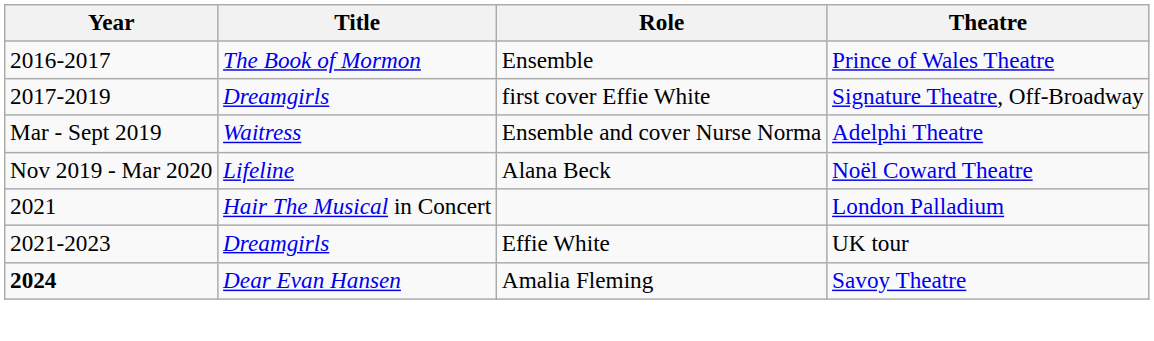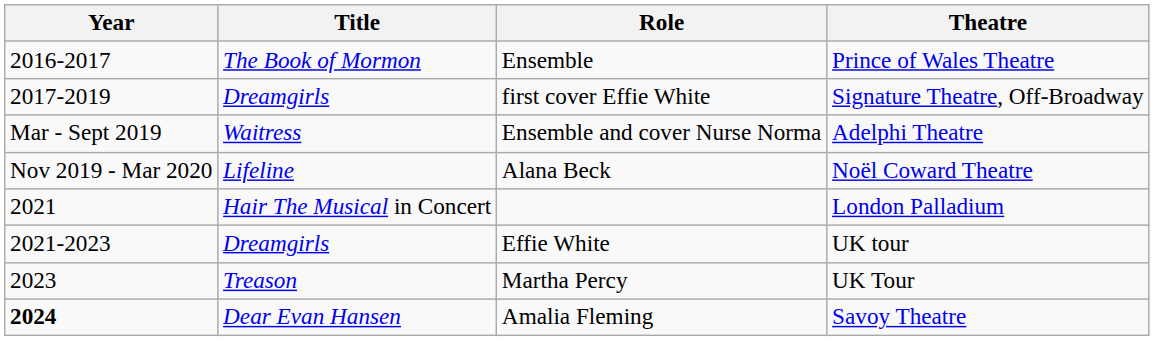+ row: (565, 280)
